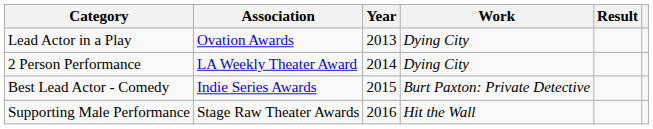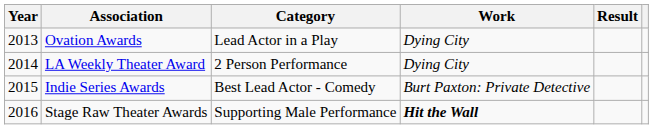columns swapped: (381, 16) <-> (99, 16)
(439, 111) normal -> (441, 111) bold
